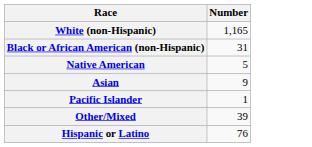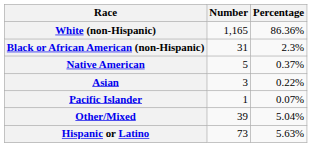+ column: (279, 13)
(245, 82) 9 -> (245, 82) 3
(243, 133) 76 -> (243, 133) 73
